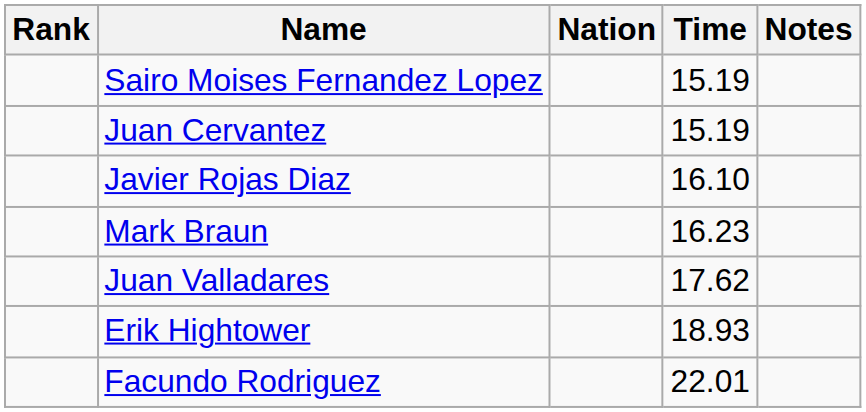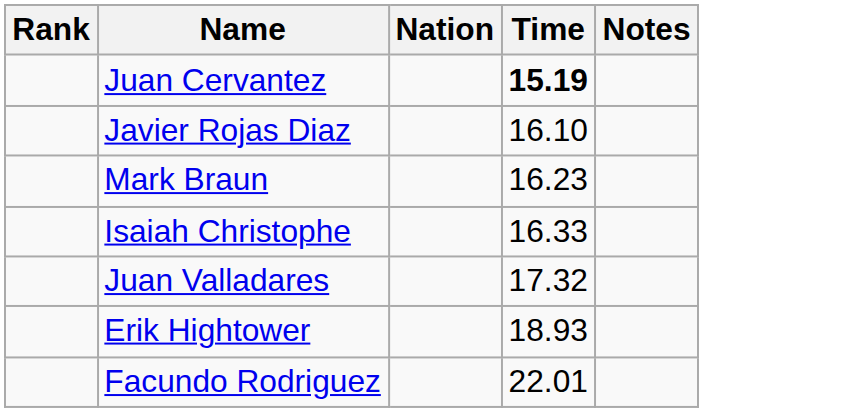- row: (324, 79)
(710, 130) normal -> (548, 79) bold
+ row: (228, 230)
(710, 280) 17.62 -> (548, 280) 17.32
